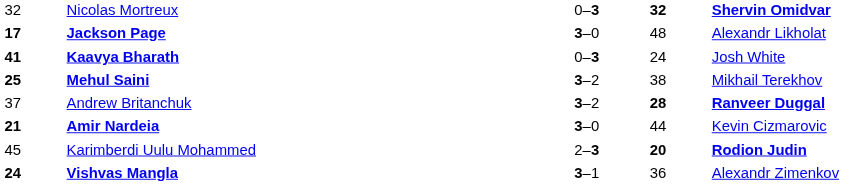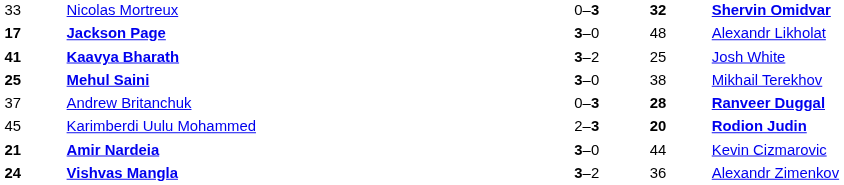(13, 10) 32 -> (13, 10) 33
(587, 56) 0–3 -> (587, 56) 3–2
(658, 56) 24 -> (658, 56) 25
(587, 80) 3–2 -> (587, 80) 3–0
(587, 103) 3–2 -> (587, 103) 0–3
rows swapped: (113, 126) <-> (161, 149)
(587, 173) 3–1 -> (587, 173) 3–2
